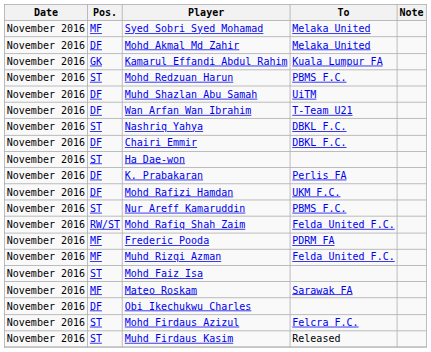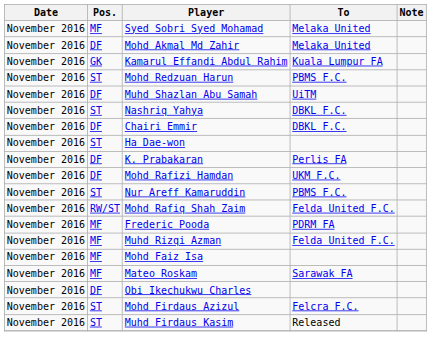- row: (188, 110)
(96, 274) ST -> (96, 257) MF
